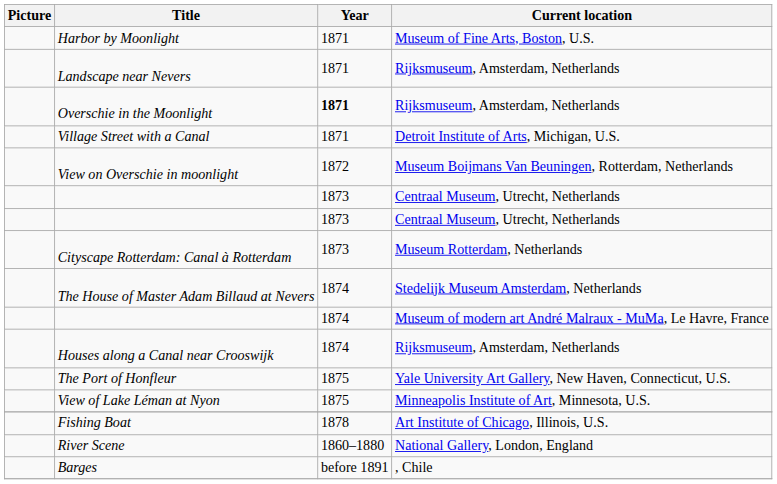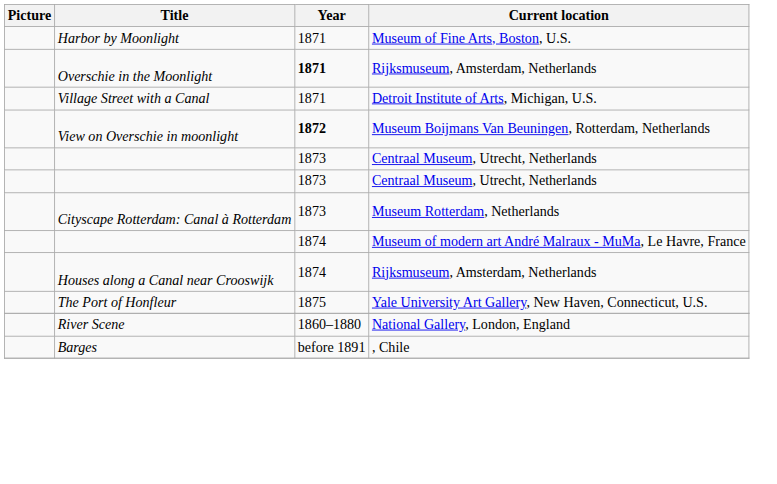- row: (124, 76)
(335, 166) normal -> (312, 128) bold
- row: (186, 295)
- row: (139, 400)
- row: (94, 423)
